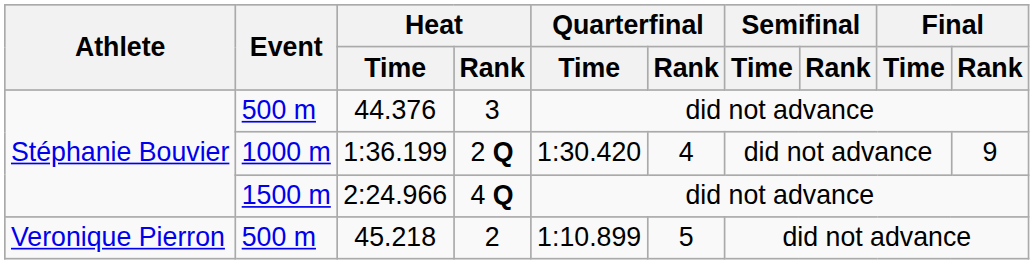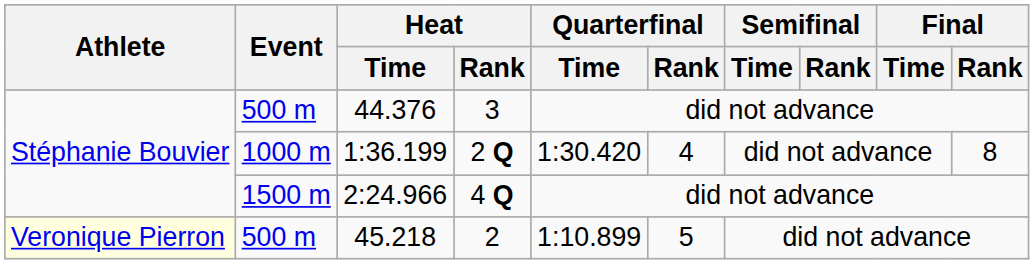(990, 152) 9 -> (990, 152) 8
(118, 237) no background -> (118, 237) lightyellow background
